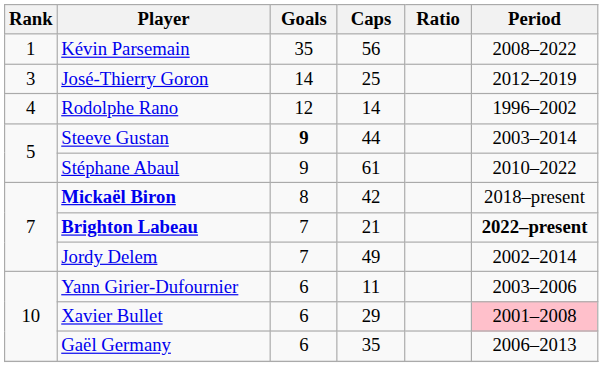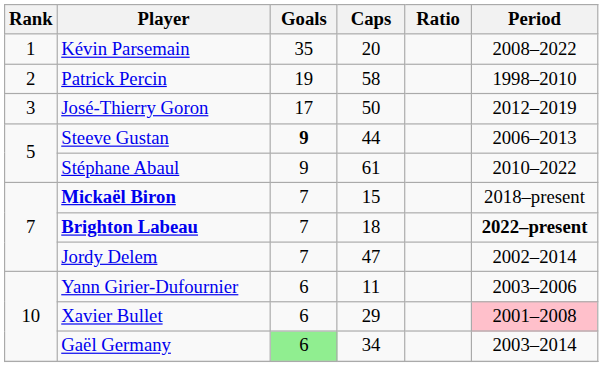(371, 49) 56 -> (371, 49) 20
+ row: (114, 78)
(304, 78) 14 -> (304, 108) 17
(371, 78) 25 -> (371, 108) 50
- row: (120, 108)
(535, 138) 2003–2014 -> (535, 138) 2006–2013
(304, 197) 8 -> (304, 197) 7
(371, 197) 42 -> (371, 197) 15
(371, 227) 21 -> (371, 227) 18
(371, 256) 49 -> (371, 256) 47
(304, 345) no background -> (304, 345) lightgreen background
(371, 345) 35 -> (371, 345) 34
(535, 345) 2006–2013 -> (535, 345) 2003–2014
